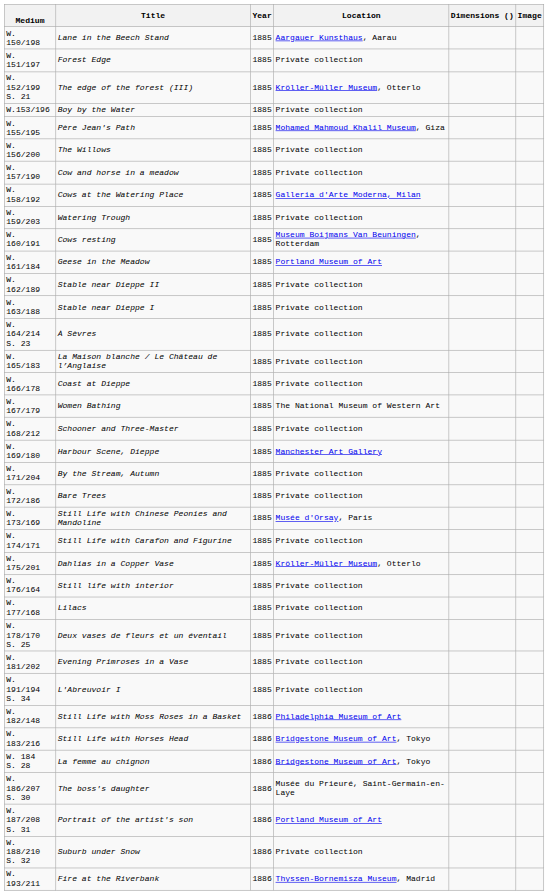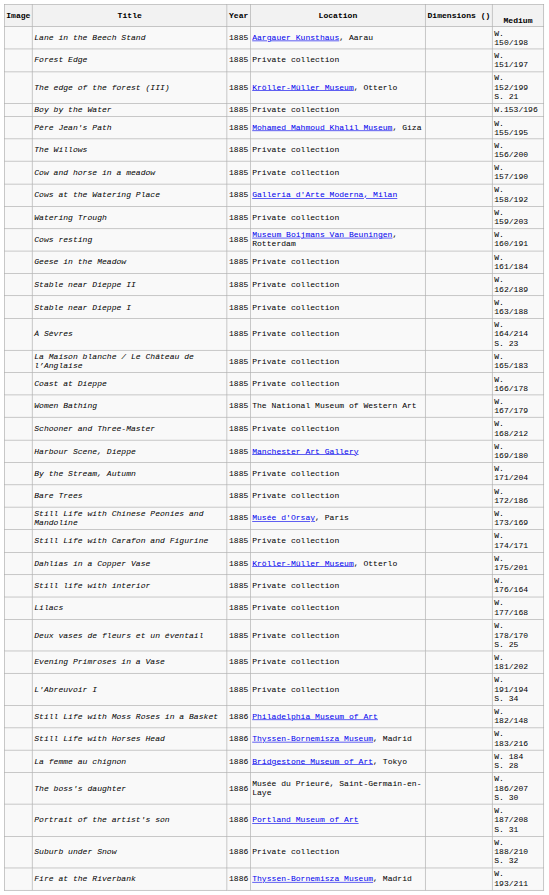columns swapped: (530, 16) <-> (30, 20)
(329, 262) Portland Museum of Art -> (296, 262) Private collection
(353, 739) Bridgestone Museum of Art, Tokyo -> (332, 739) Thyssen-Bornemisza Museum, Madrid
